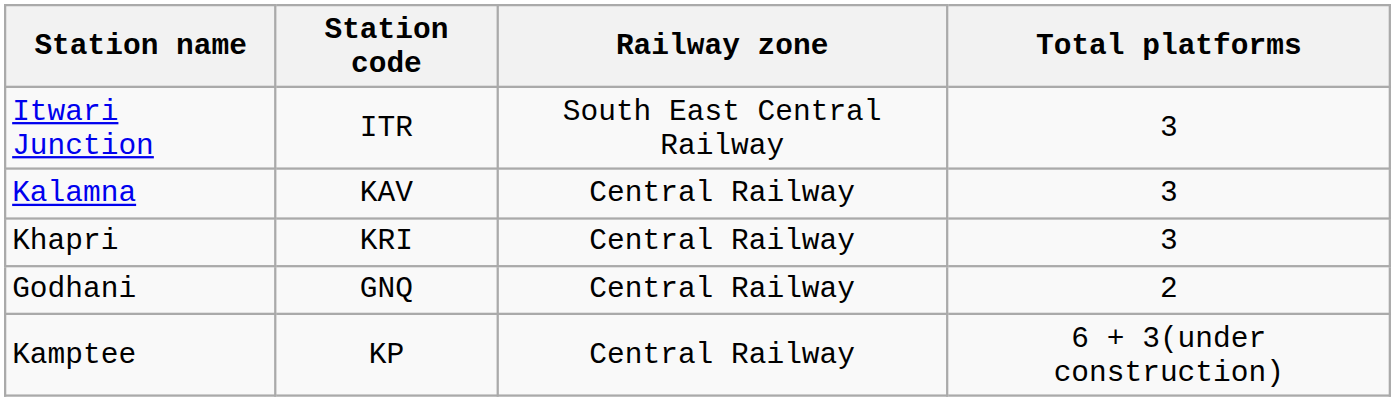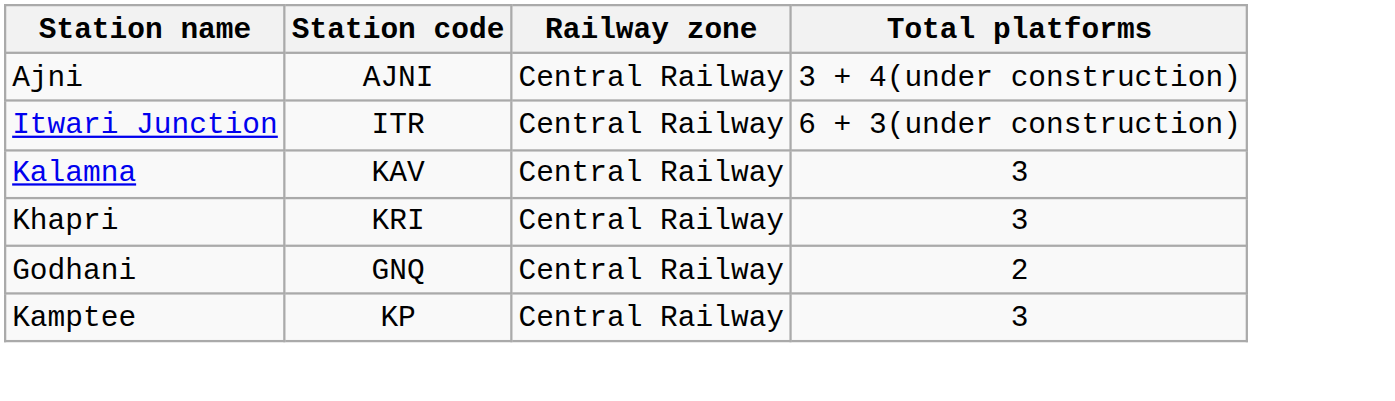+ row: (48, 77)
(722, 128) South East Central Railway -> (651, 125) Central Railway
(1169, 128) 3 -> (1020, 125) 6 + 3(under construction)
(1169, 355) 6 + 3(under construction) -> (1020, 318) 3
